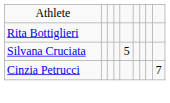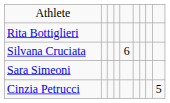(127, 51) 5 -> (127, 51) 6
+ row: (39, 70)
(159, 70) 7 -> (159, 88) 5
